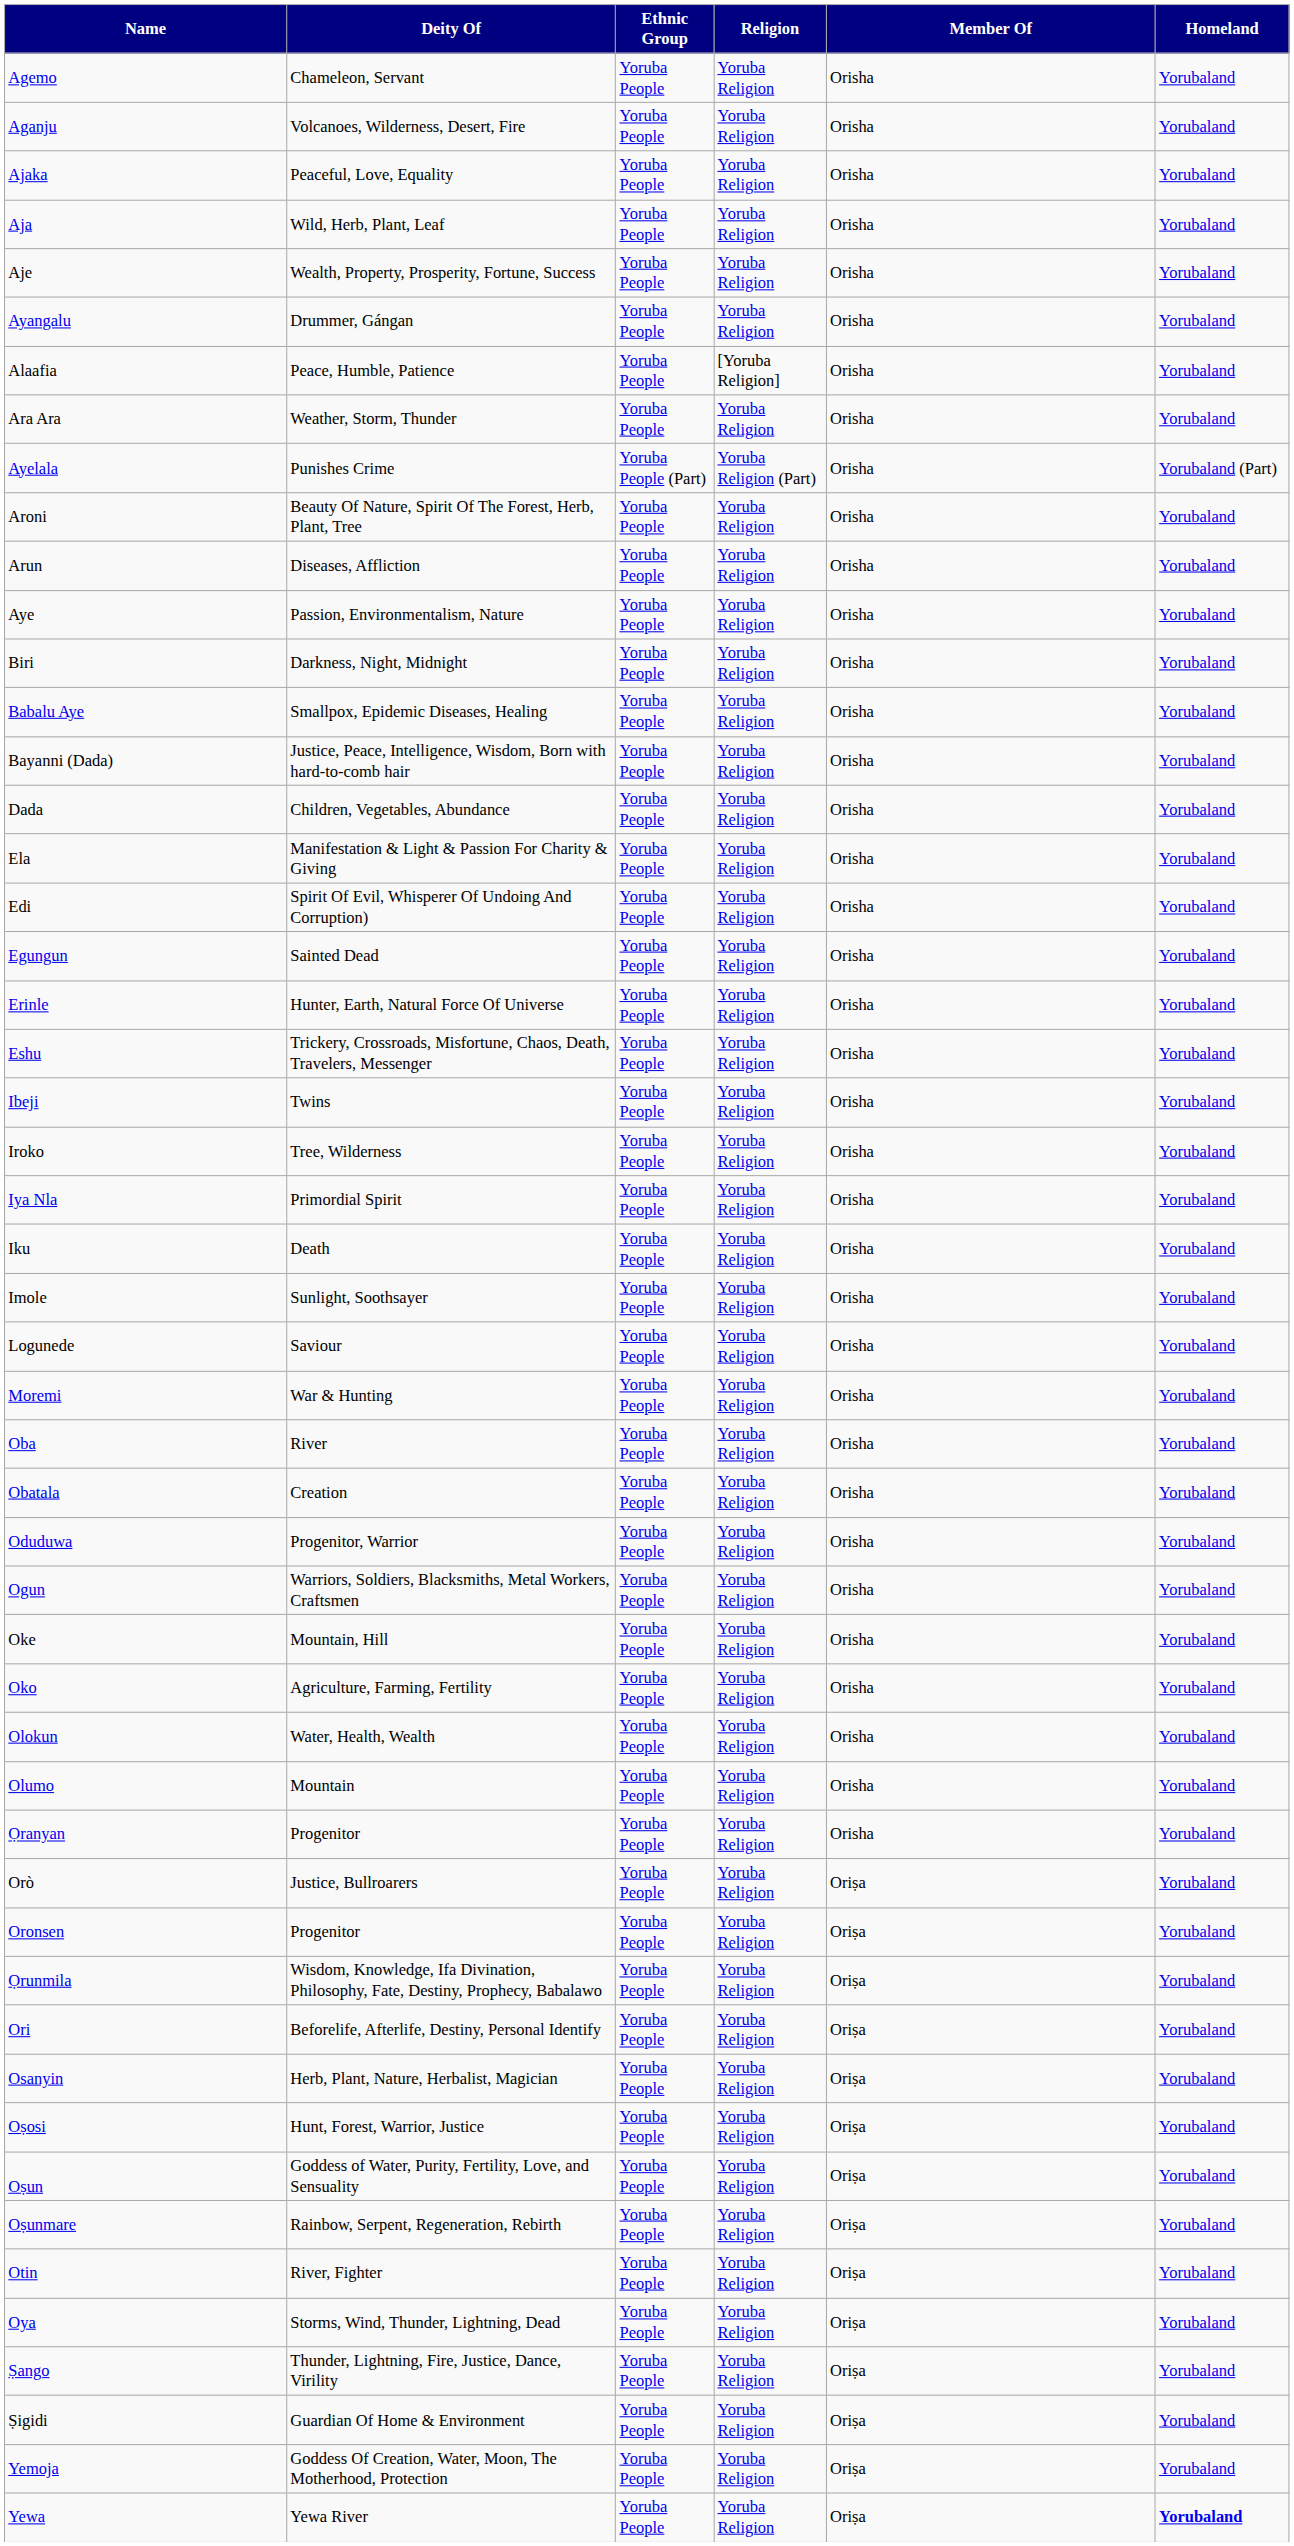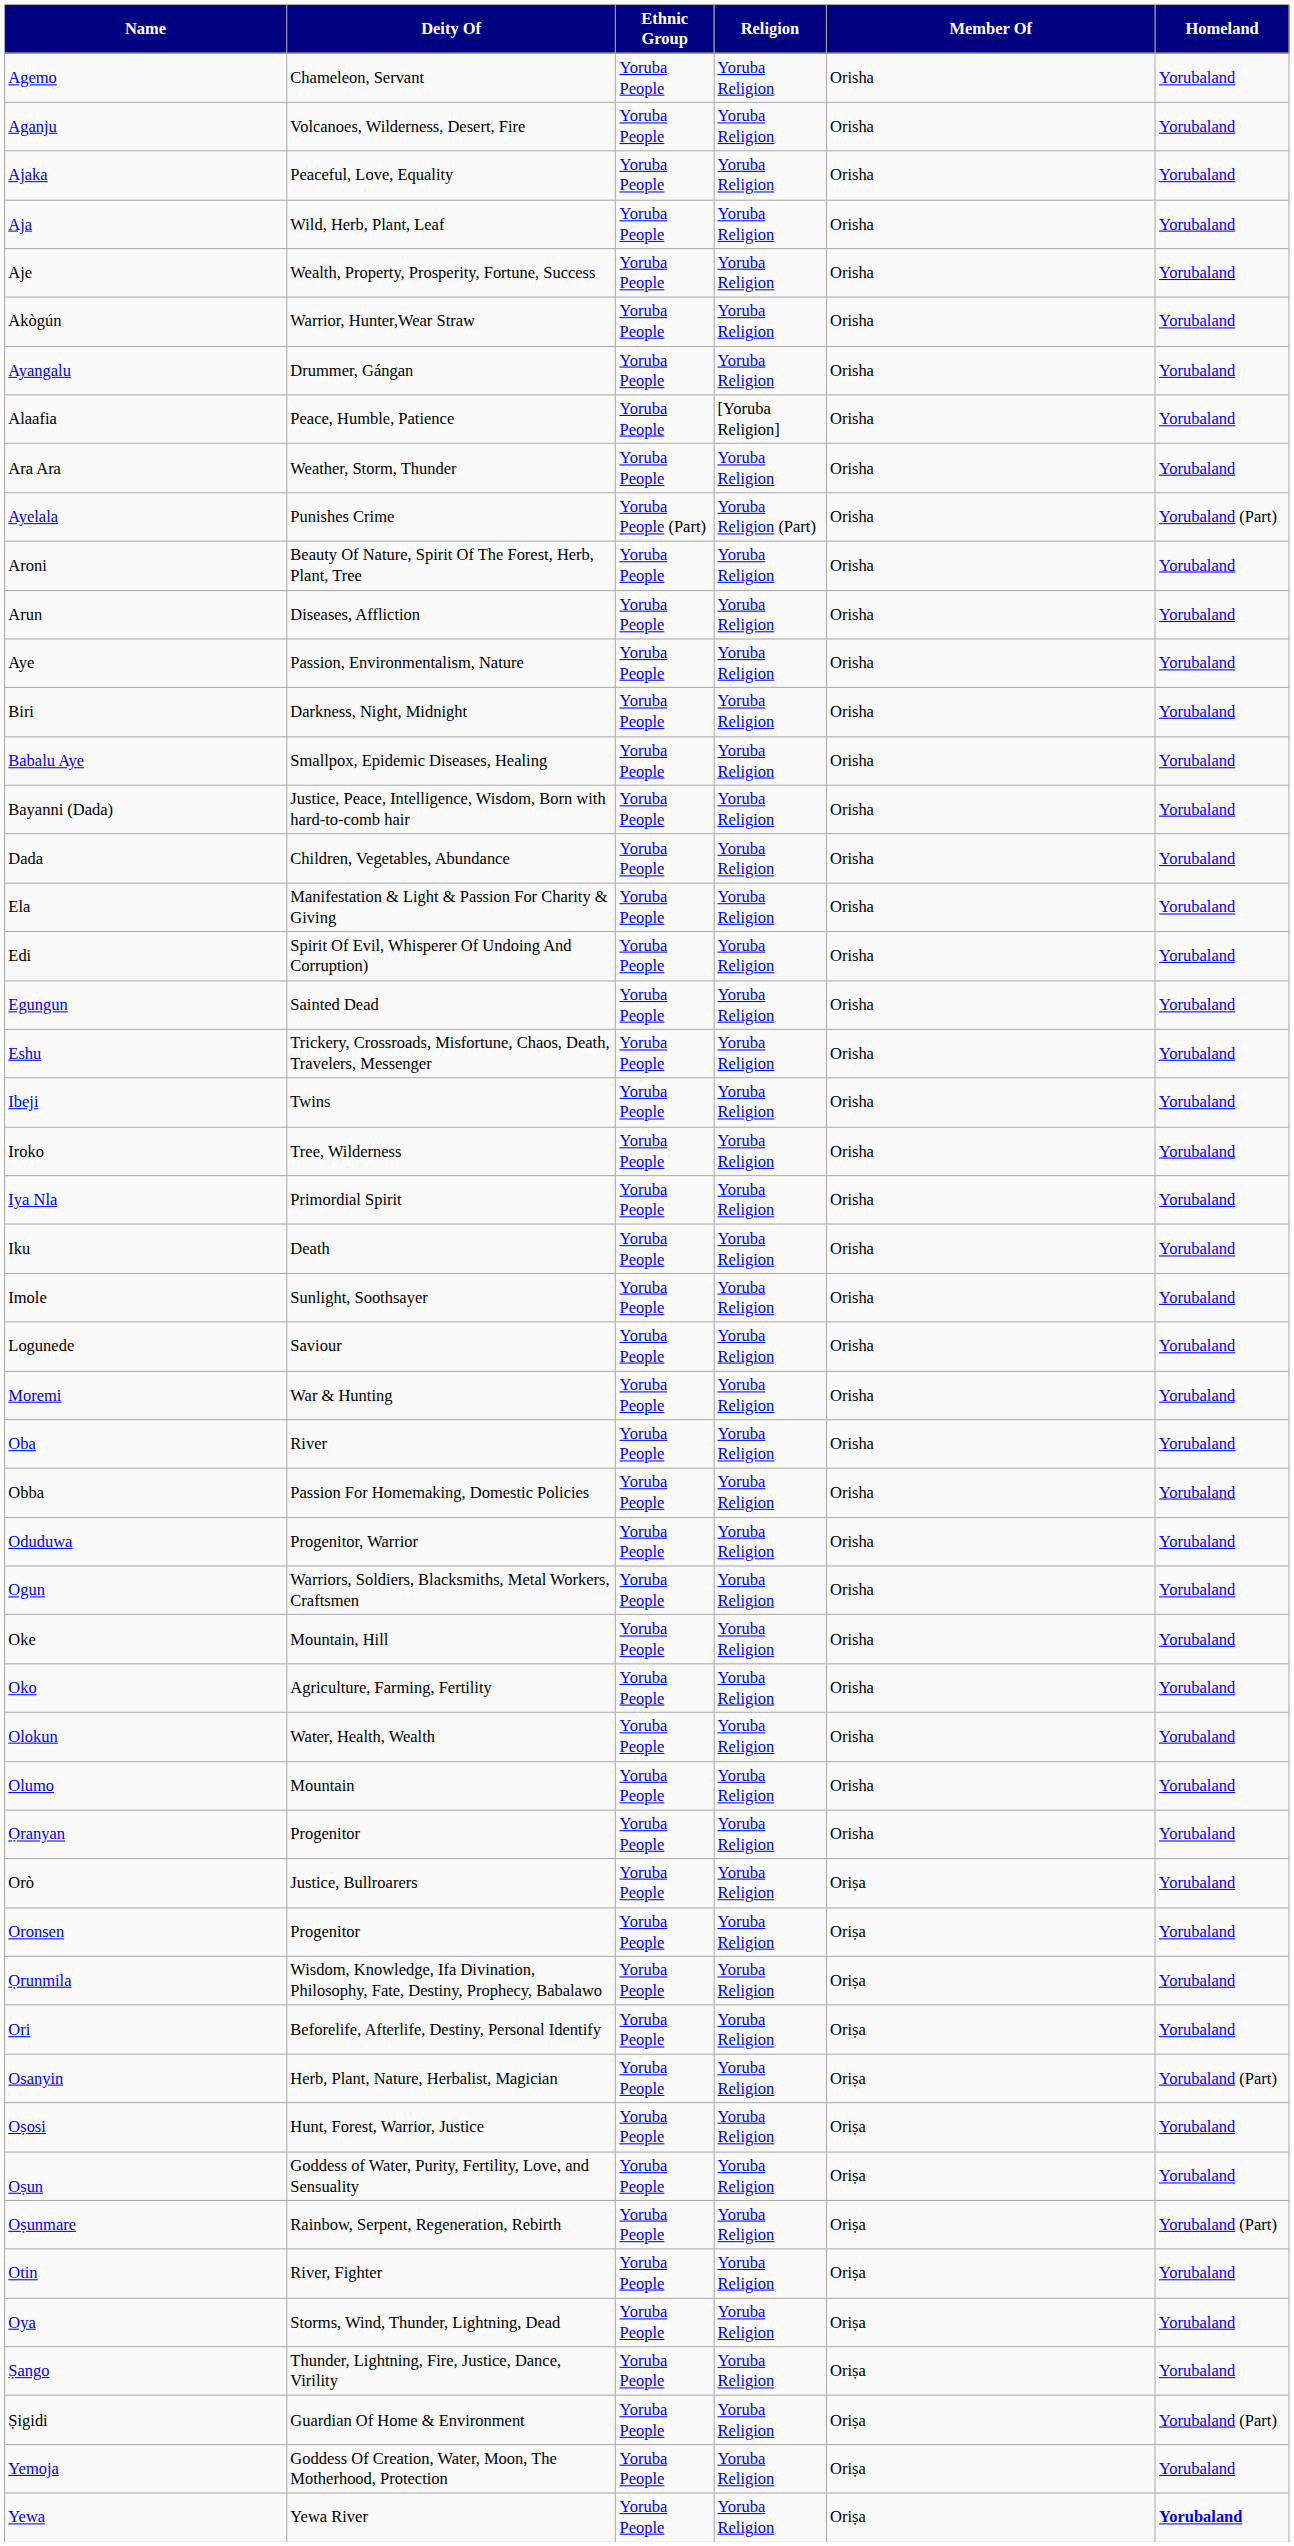+ row: (35, 321)
- row: (28, 1004)
+ row: (26, 1492)
- row: (34, 1492)
(1197, 2078) Yorubaland -> (1218, 2078) Yorubaland (Part)
(1197, 2224) Yorubaland -> (1218, 2224) Yorubaland (Part)
(1197, 2419) Yorubaland -> (1218, 2419) Yorubaland (Part)
